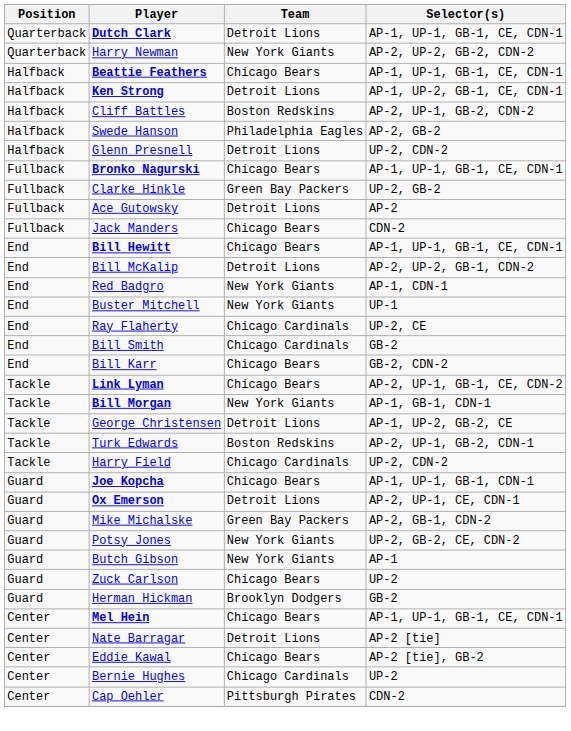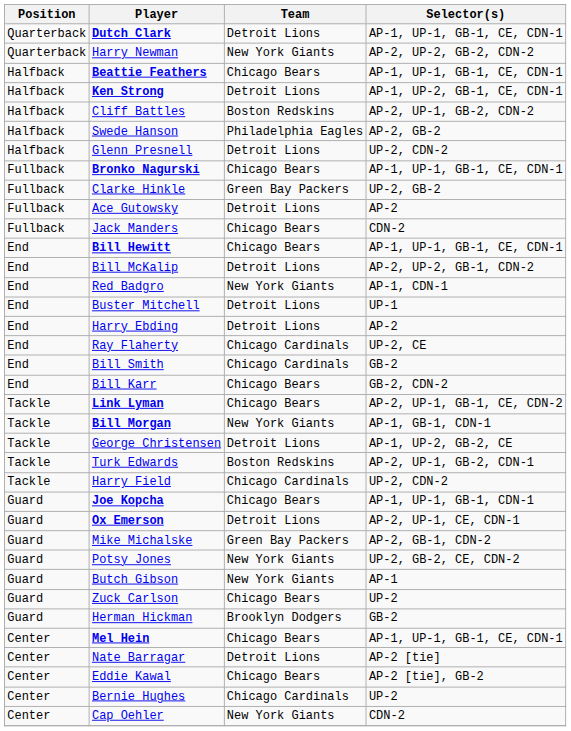(281, 307) New York Giants -> (274, 307) Detroit Lions
+ row: (135, 326)
(291, 696) Pittsburgh Pirates -> (281, 716) New York Giants
